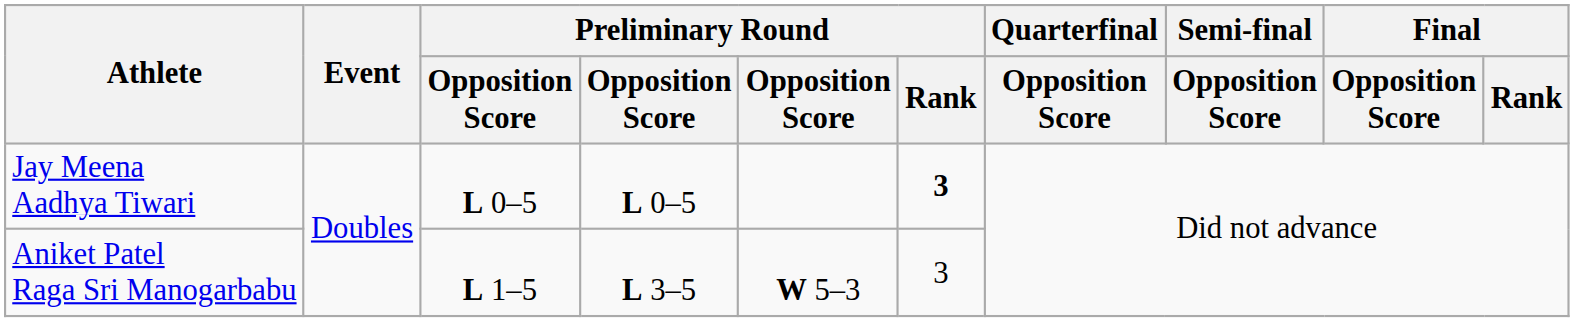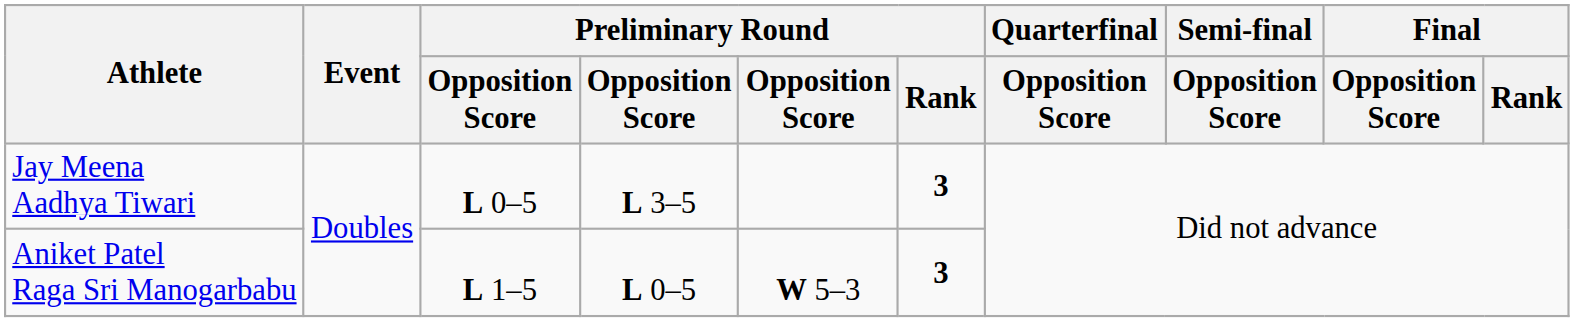(659, 203) L 0–5 -> (659, 203) L 3–5
(659, 290) L 3–5 -> (659, 290) L 0–5
(941, 272) normal -> (941, 272) bold
